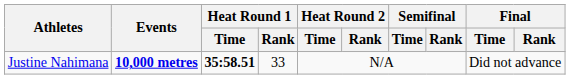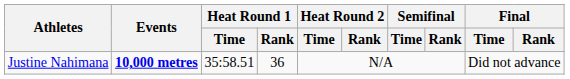(230, 63) bold -> (229, 63) normal
(278, 63) 33 -> (277, 63) 36
